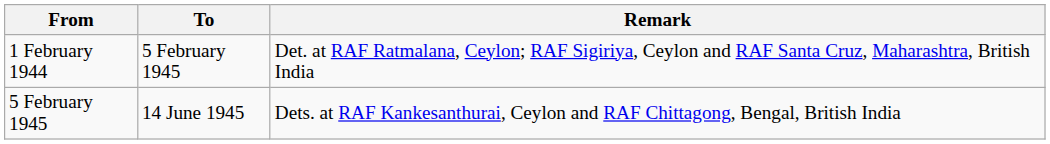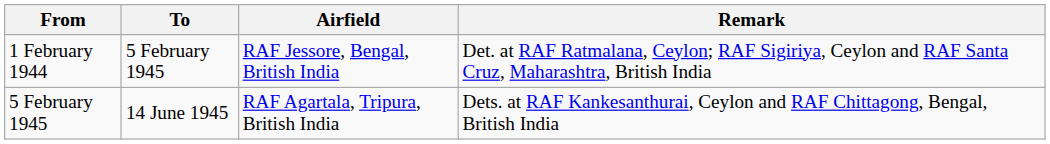+ column: (348, 19)
